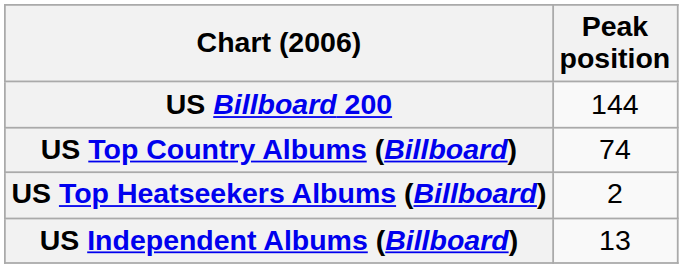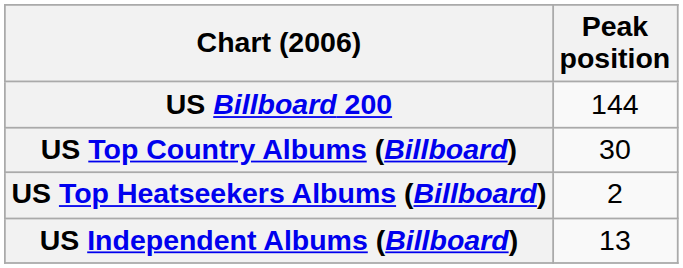(615, 149) 74 -> (615, 149) 30
